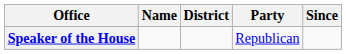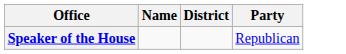- column: (322, 15)
